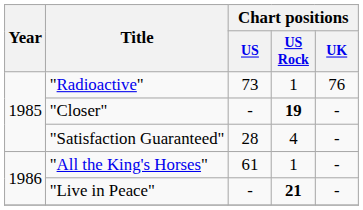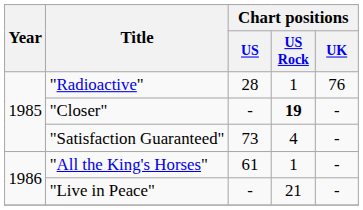(250, 84) 73 -> (250, 84) 28
(250, 137) 28 -> (250, 137) 73
(293, 191) bold -> (293, 191) normal
